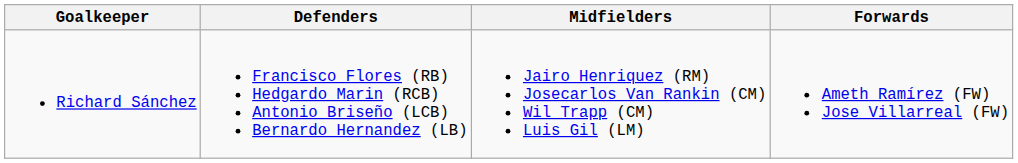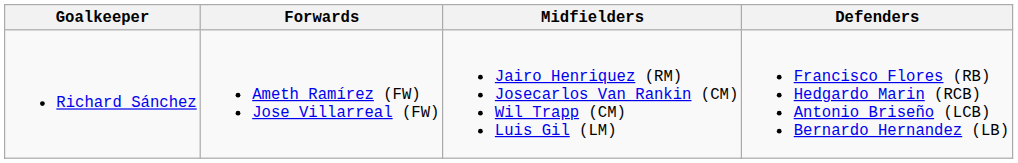columns swapped: (336, 17) <-> (891, 17)
